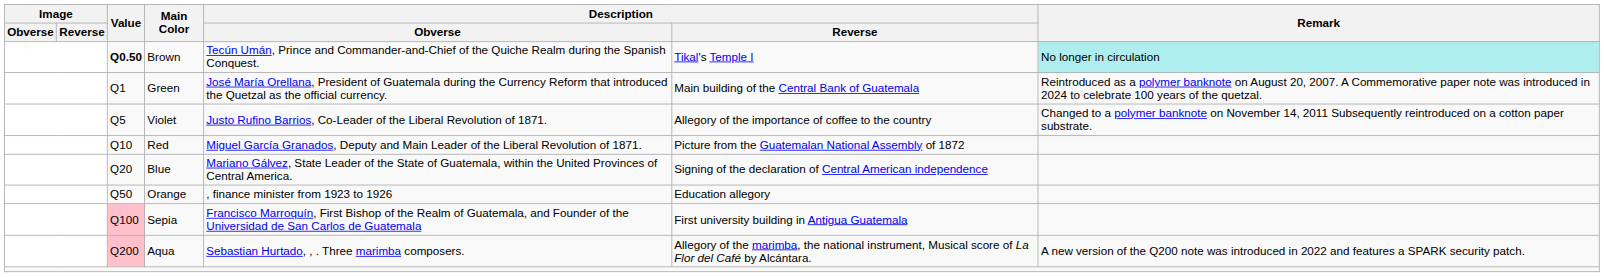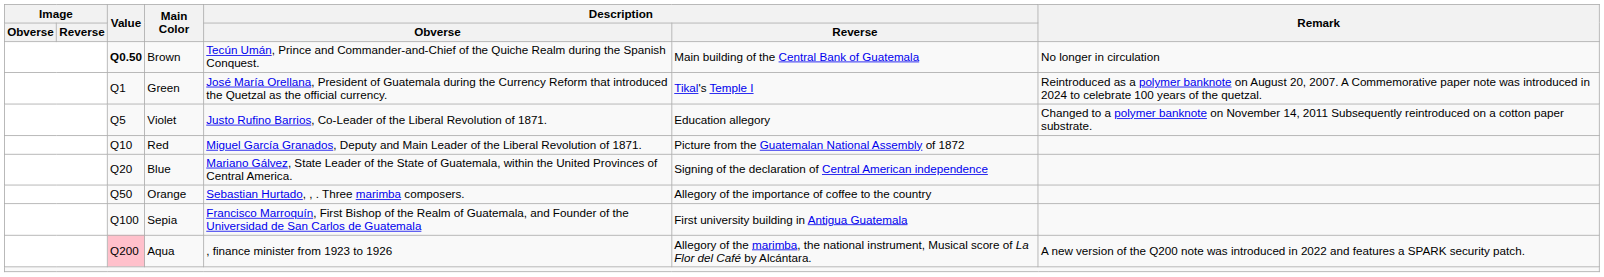(714, 57) Tikal's Temple I -> (797, 57) Main building of the Central Bank of Guatemala
(1100, 57) paleturquoise background -> (1100, 57) no background
(797, 89) Main building of the Central Bank of Guatemala -> (714, 89) Tikal's Temple I
(803, 120) Allegory of the importance of coffee to the country -> (722, 120) Education allegory
(299, 195) , finance minister from 1923 to 1926 -> (335, 195) Sebastian Hurtado, , . Three marimba composers.
(722, 195) Education allegory -> (803, 195) Allegory of the importance of coffee to the country
(124, 220) pink background -> (124, 220) no background
(335, 251) Sebastian Hurtado, , . Three marimba composers. -> (299, 251) , finance minister from 1923 to 1926
